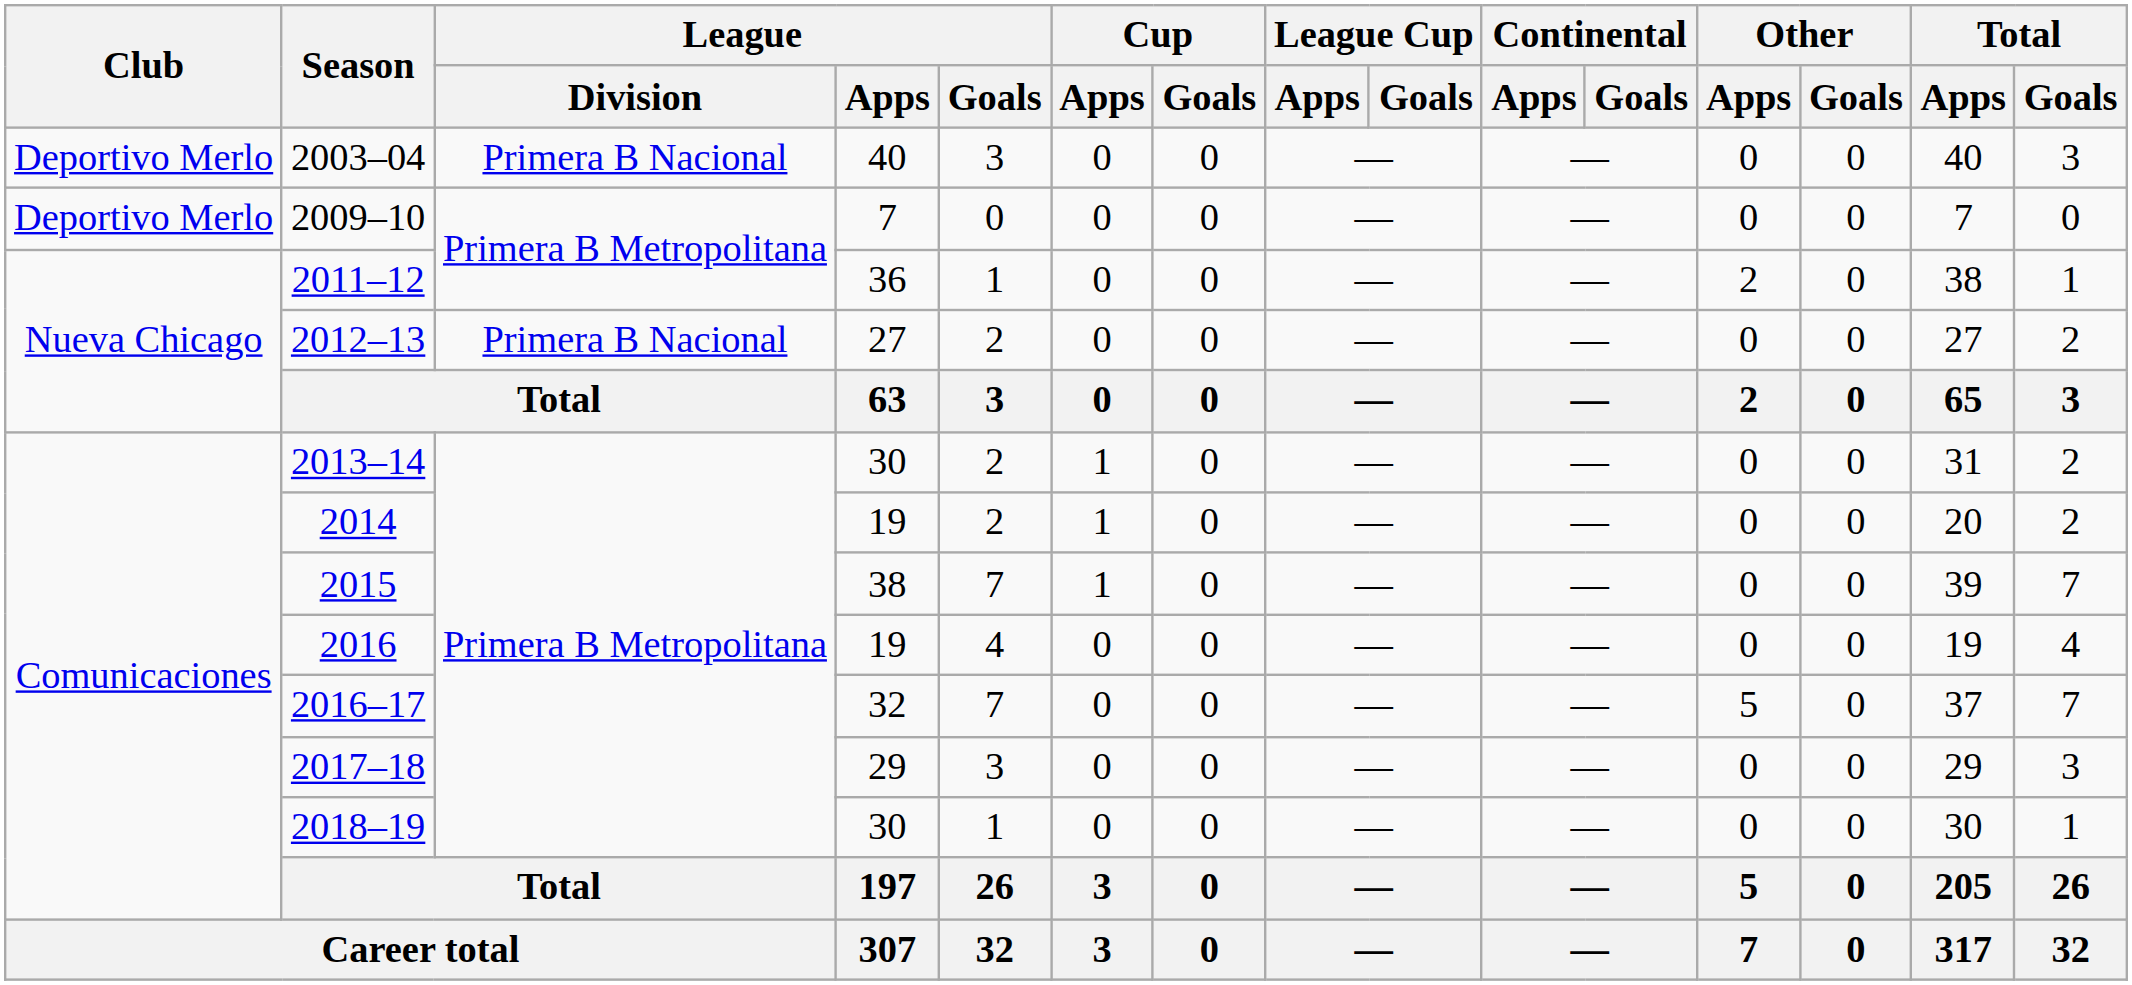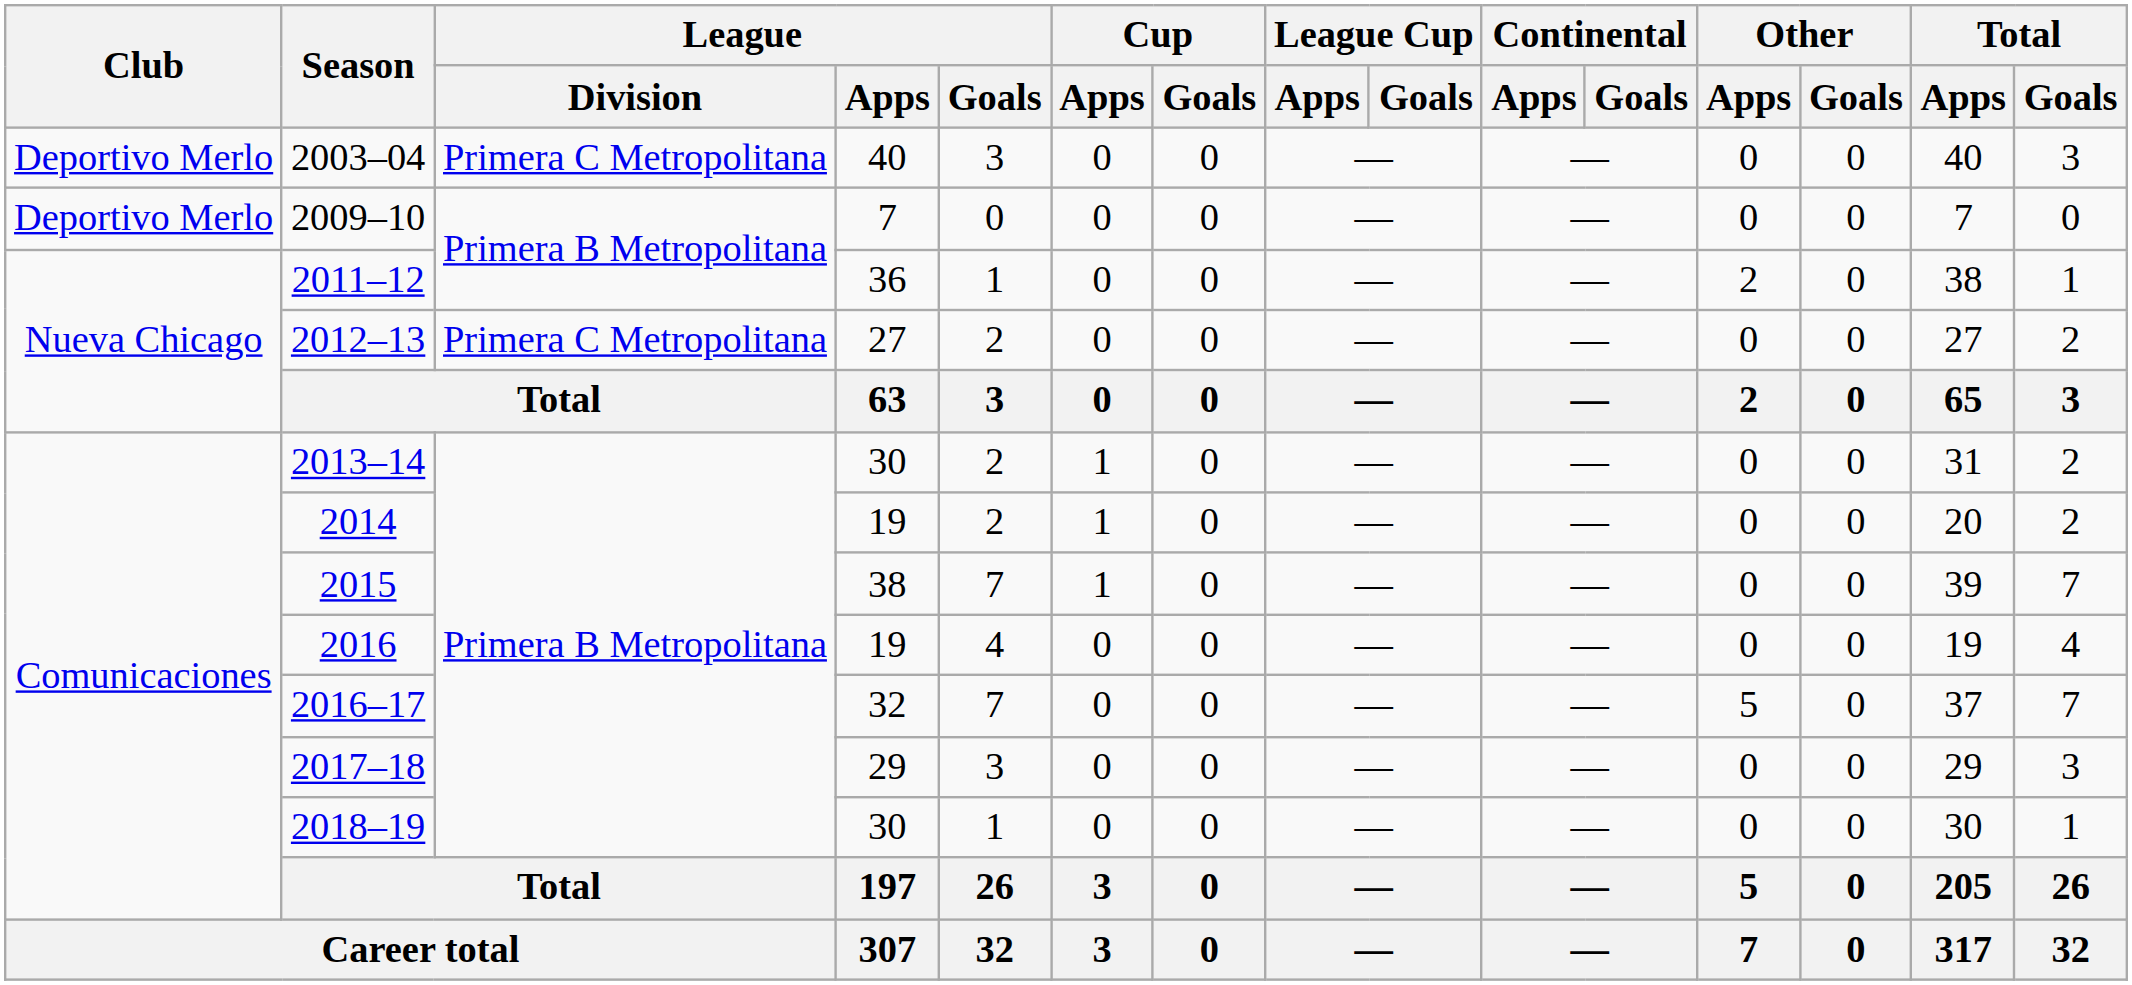(635, 156) Primera B Nacional -> (635, 156) Primera C Metropolitana
(635, 339) Primera B Nacional -> (635, 339) Primera C Metropolitana
